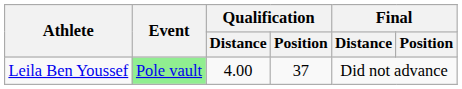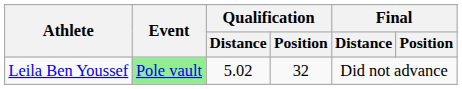(238, 71) 4.00 -> (238, 71) 5.02
(301, 71) 37 -> (301, 71) 32
